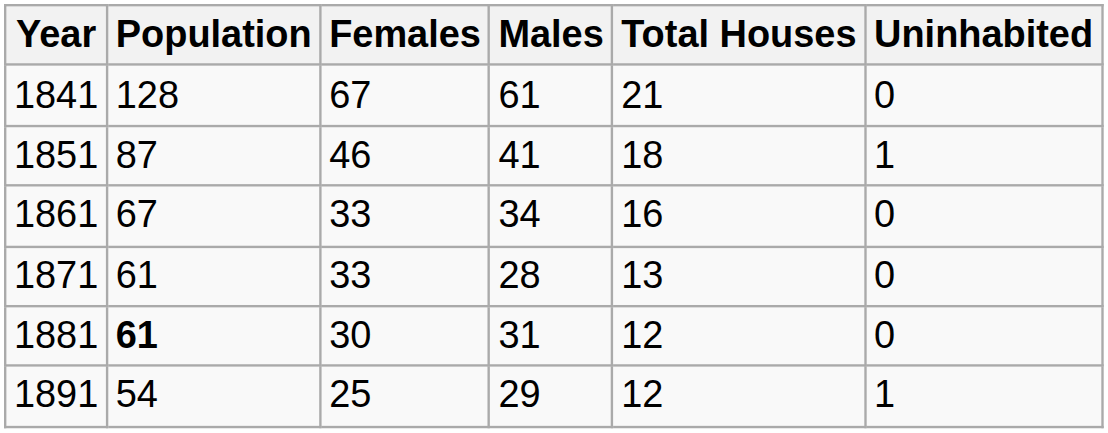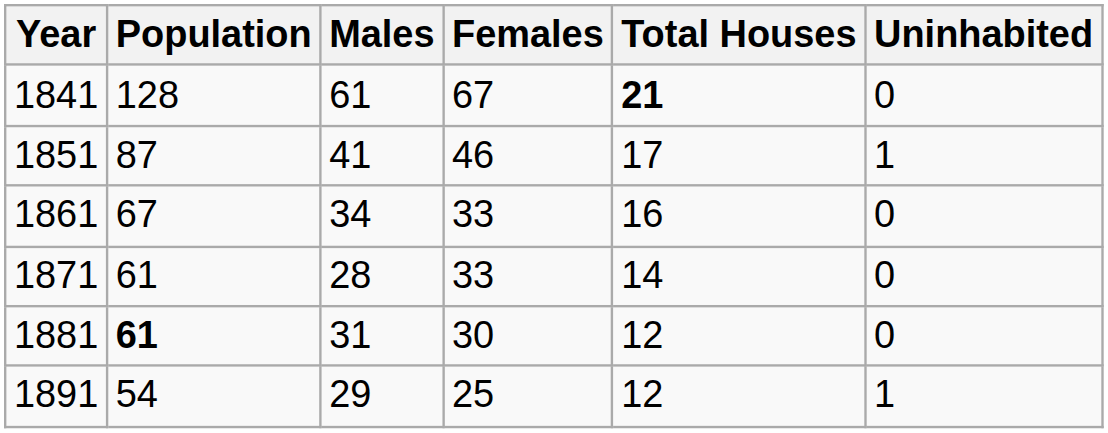columns swapped: (551, 34) <-> (405, 34)
(642, 94) normal -> (642, 94) bold
(642, 154) 18 -> (642, 154) 17
(642, 275) 13 -> (642, 275) 14
